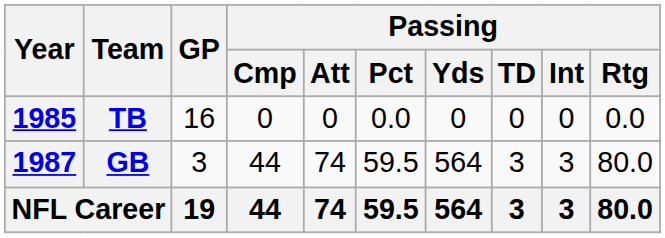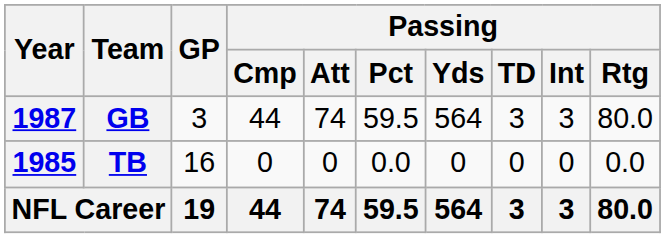rows swapped: (128, 118) <-> (128, 163)
